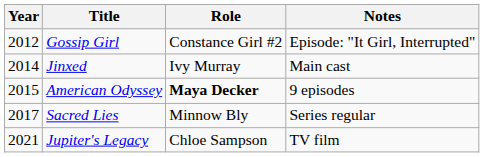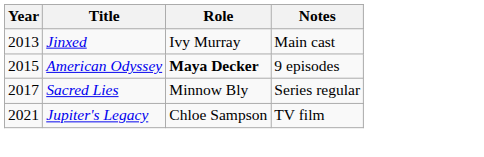- row: (83, 41)
(24, 66) 2014 -> (24, 41) 2013
